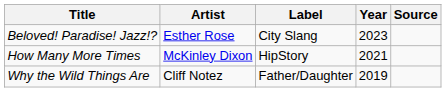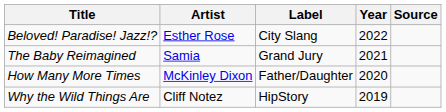(373, 35) 2023 -> (373, 35) 2022
+ row: (72, 55)
(283, 55) HipStory -> (306, 76) Father/Daughter
(373, 55) 2021 -> (373, 76) 2020
(306, 76) Father/Daughter -> (283, 96) HipStory
